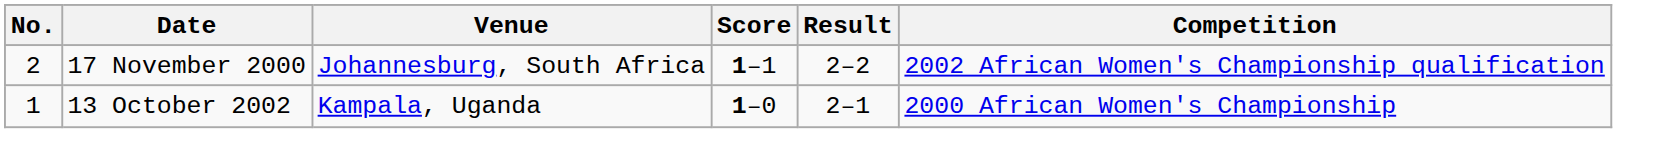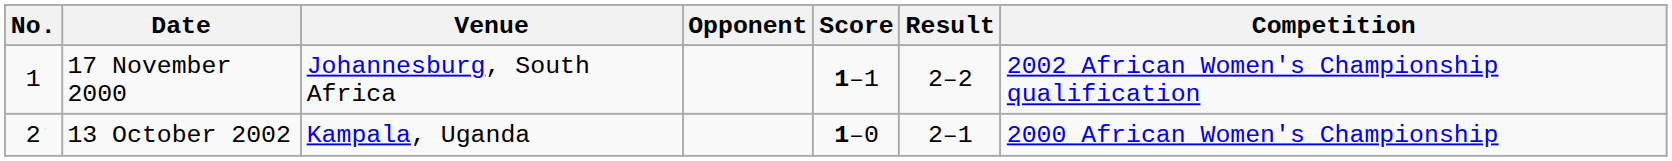+ column: (748, 25)
(33, 66) 2 -> (33, 80) 1
(33, 106) 1 -> (33, 135) 2
